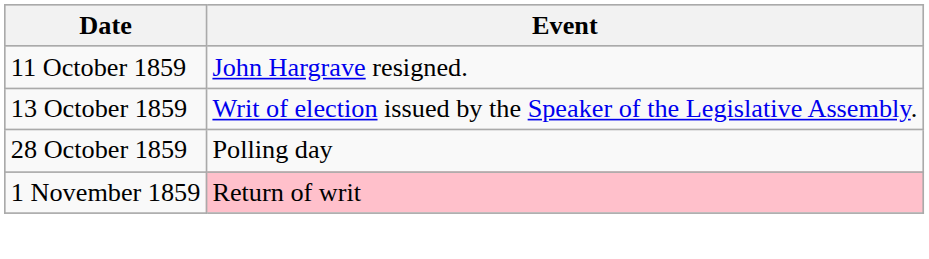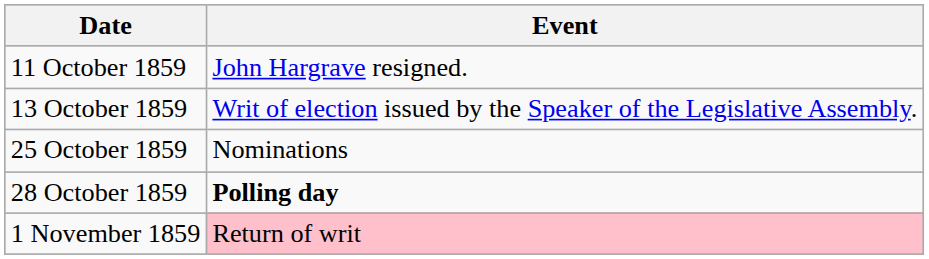+ row: (99, 150)
(273, 150) normal -> (275, 191) bold
